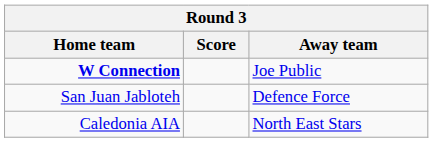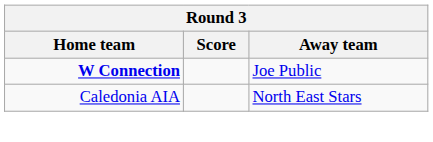- row: (120, 97)
